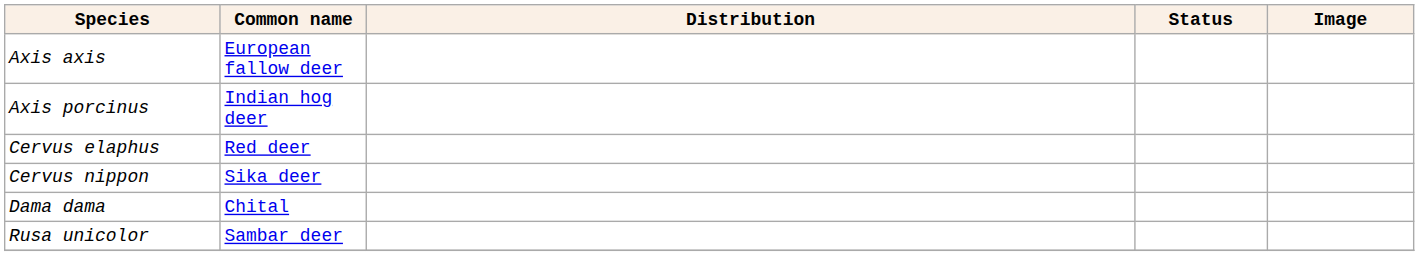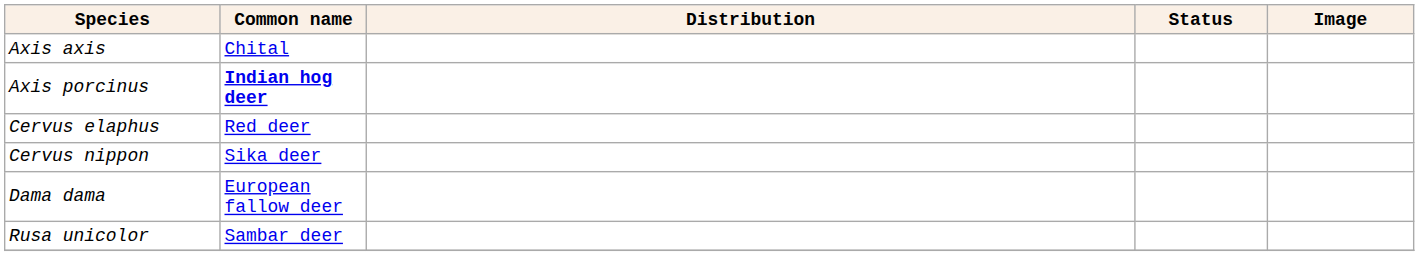(284, 59) European fallow deer -> (257, 49) Chital
(278, 109) normal -> (278, 88) bold
(257, 207) Chital -> (284, 197) European fallow deer
